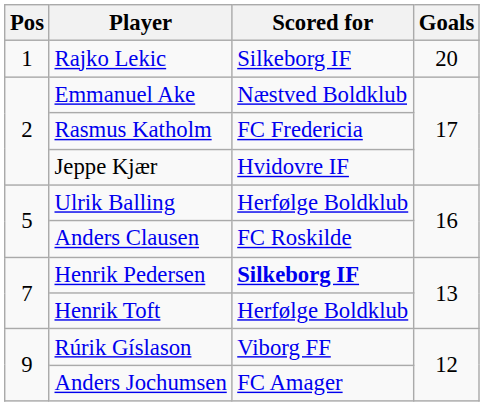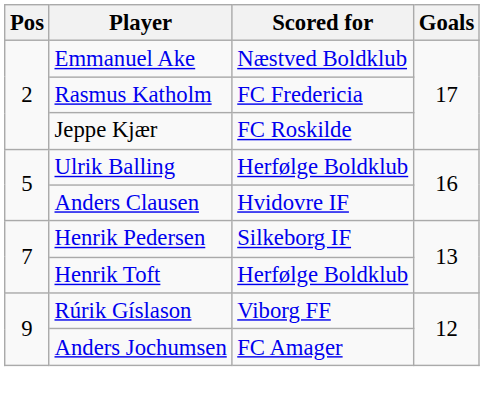- row: (110, 58)
(293, 166) Hvidovre IF -> (294, 130) FC Roskilde
(294, 238) FC Roskilde -> (293, 202) Hvidovre IF
(298, 274) bold -> (294, 238) normal
